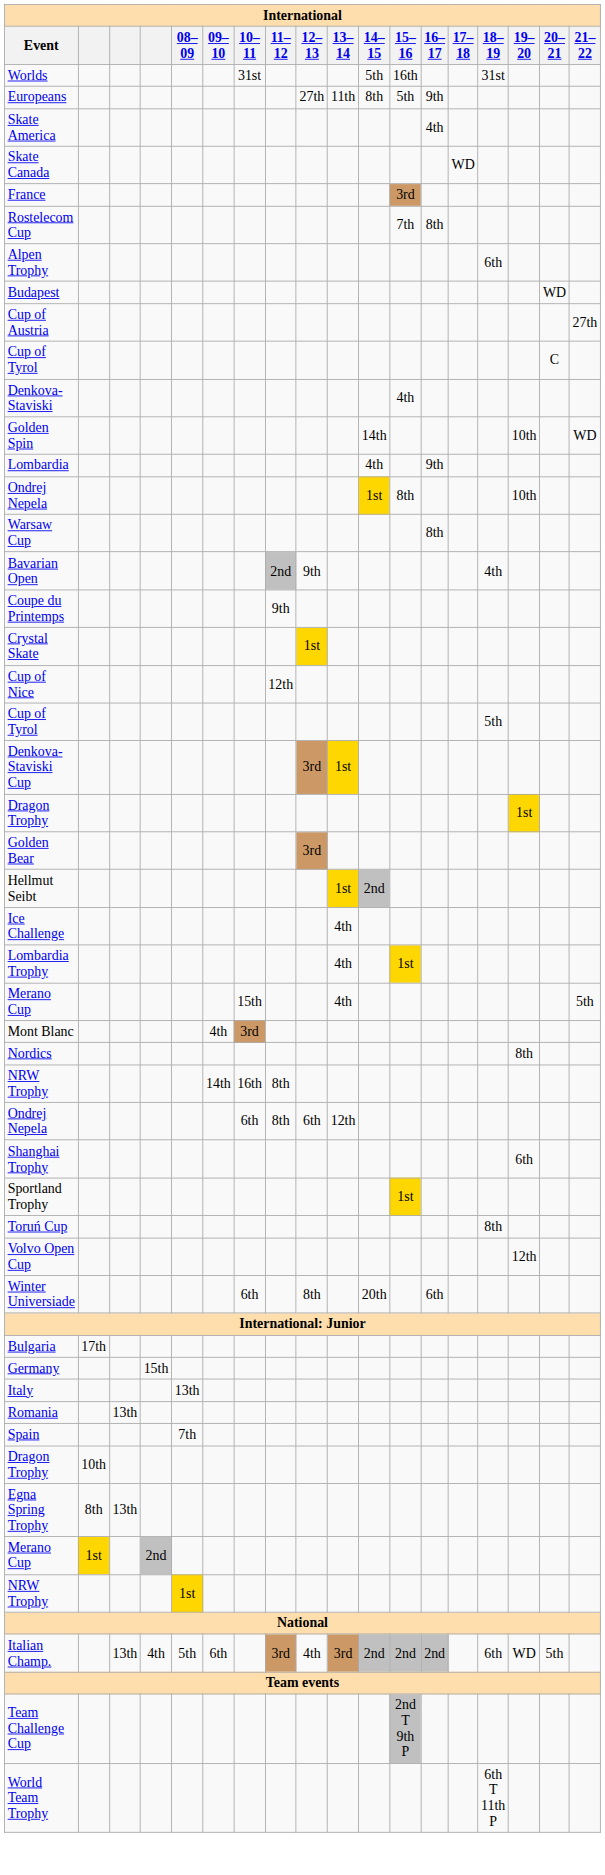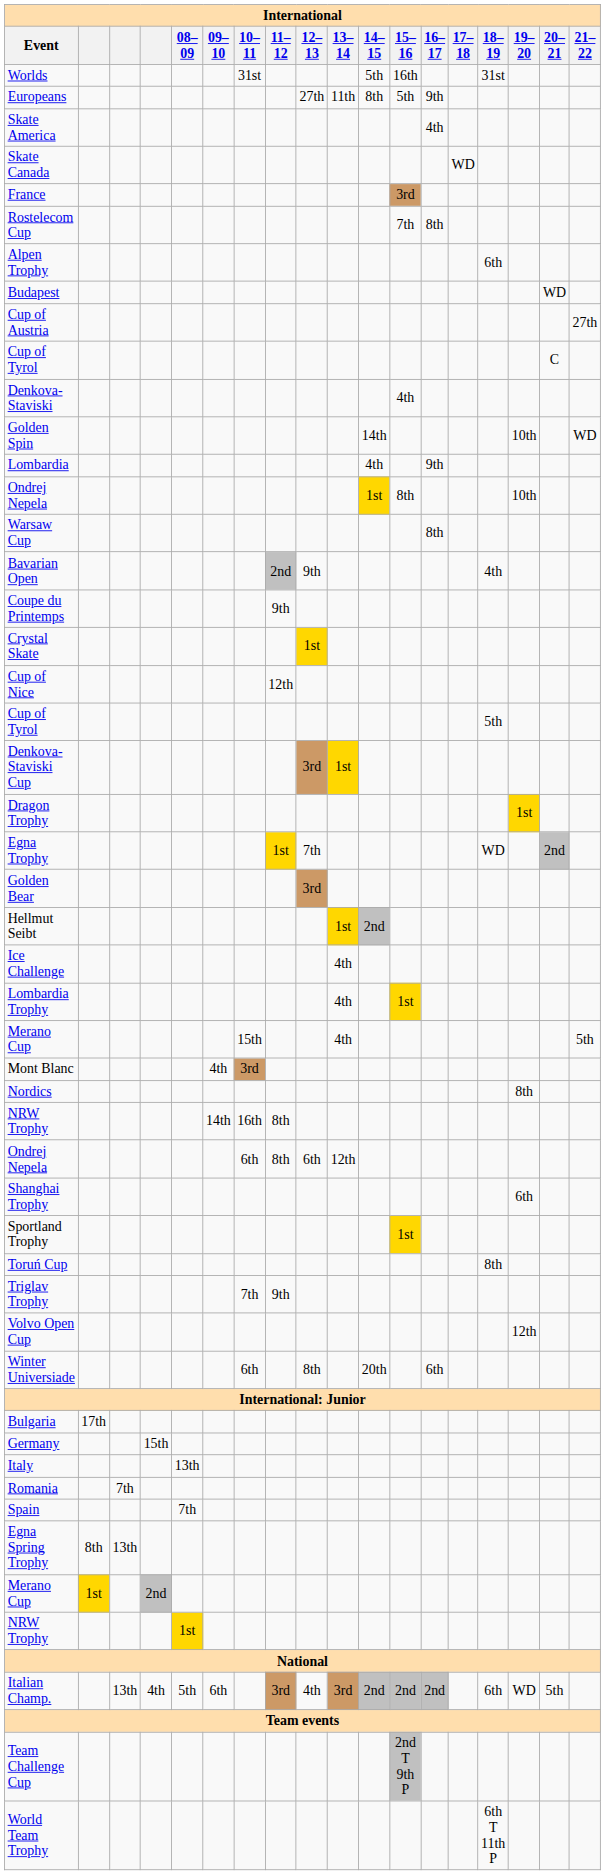+ row: (28, 850)
+ row: (28, 1294)
(125, 1412) 13th -> (125, 1488) 7th
- row: (29, 1464)
